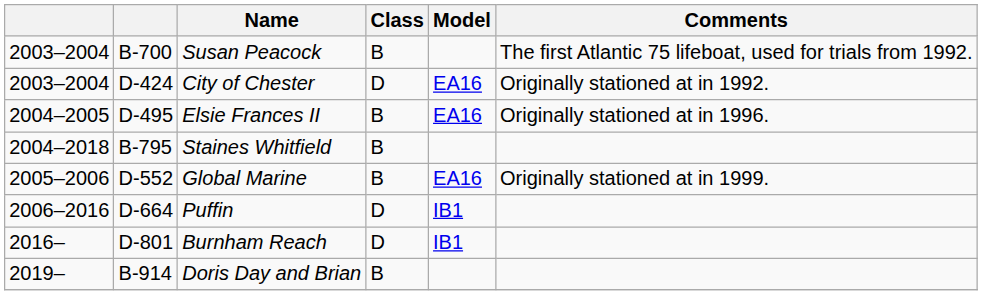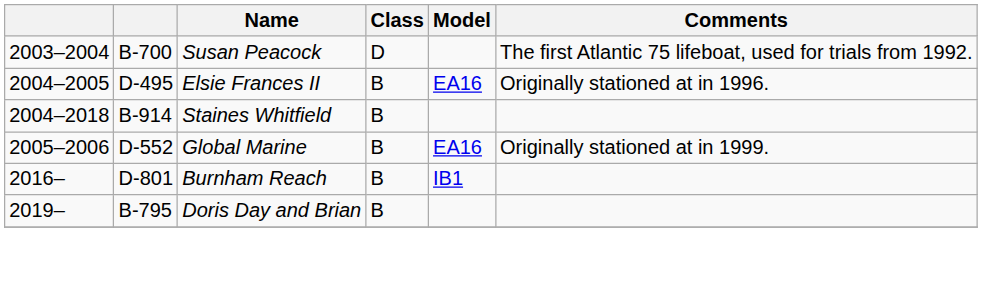(377, 52) B -> (378, 52) D
- row: (248, 83)
(145, 147) B-795 -> (145, 115) B-914
- row: (208, 210)
(378, 242) D -> (377, 178) B
(145, 274) B-914 -> (145, 210) B-795
